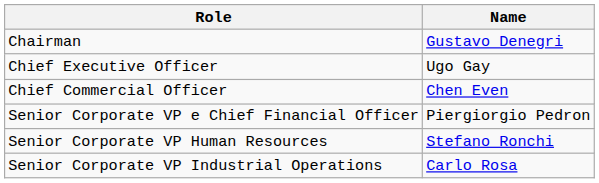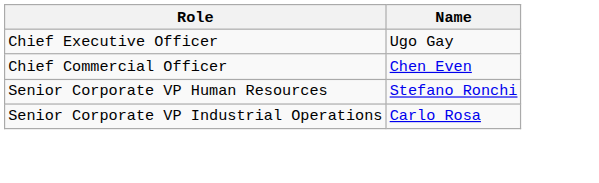- row: (45, 42)
- row: (214, 116)
